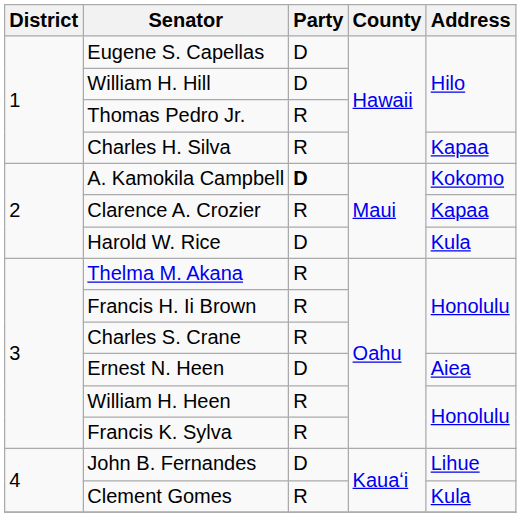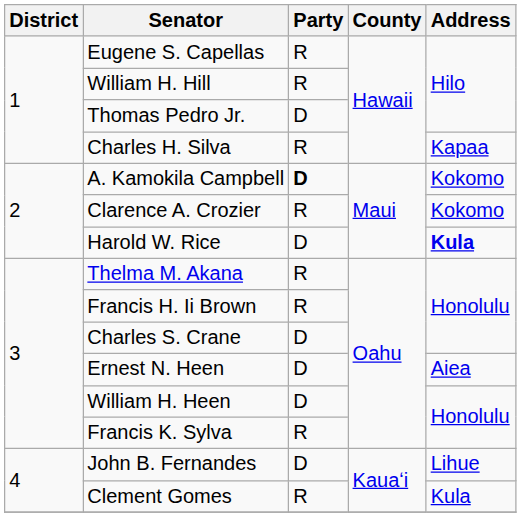(301, 52) D -> (301, 52) R
(301, 83) D -> (301, 83) R
(301, 115) R -> (301, 115) D
(460, 210) Kapaa -> (467, 210) Kokomo
(451, 242) normal -> (452, 242) bold
(301, 337) R -> (301, 337) D
(301, 400) R -> (301, 400) D
